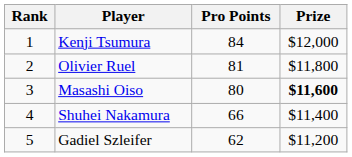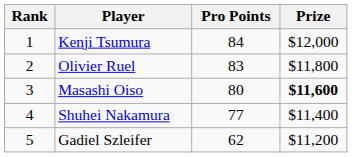(236, 66) 81 -> (236, 66) 83
(236, 115) 66 -> (236, 115) 77
